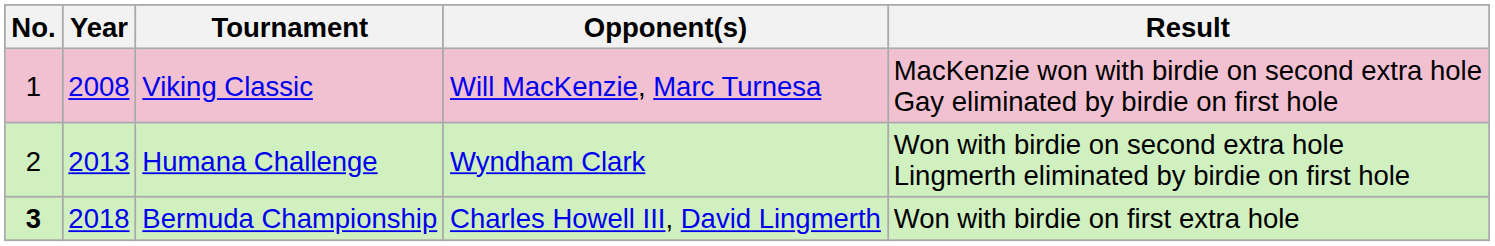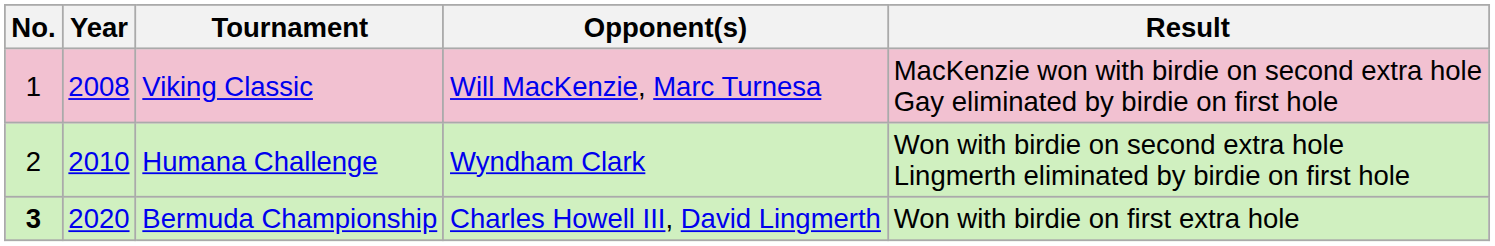(99, 160) 2013 -> (99, 160) 2010
(99, 219) 2018 -> (99, 219) 2020
